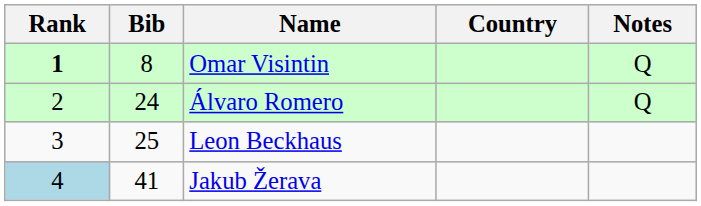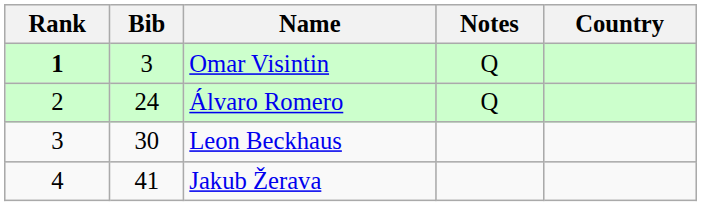columns swapped: (512, 24) <-> (643, 24)
(147, 63) 8 -> (147, 63) 3
(147, 141) 25 -> (147, 141) 30
(57, 180) lightblue background -> (57, 180) no background
